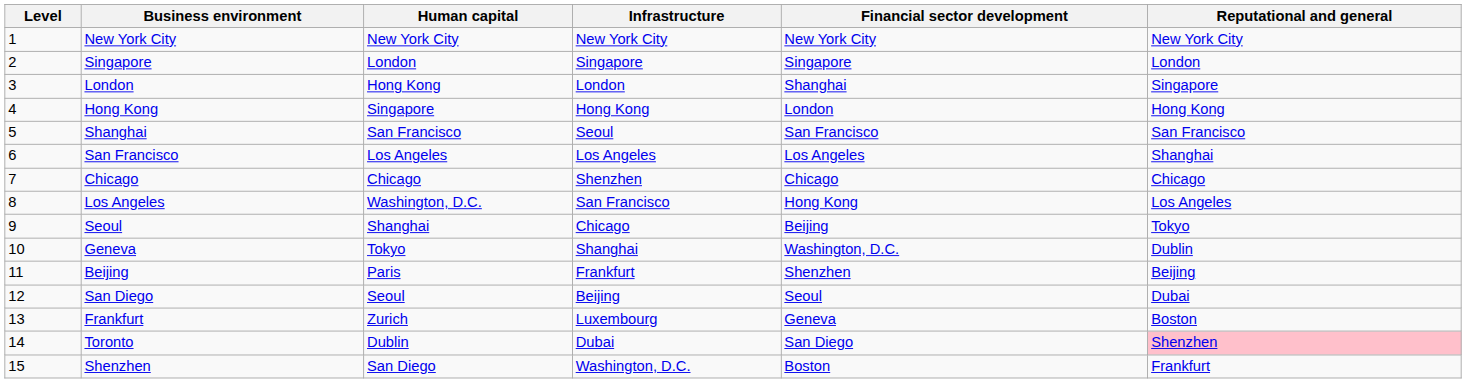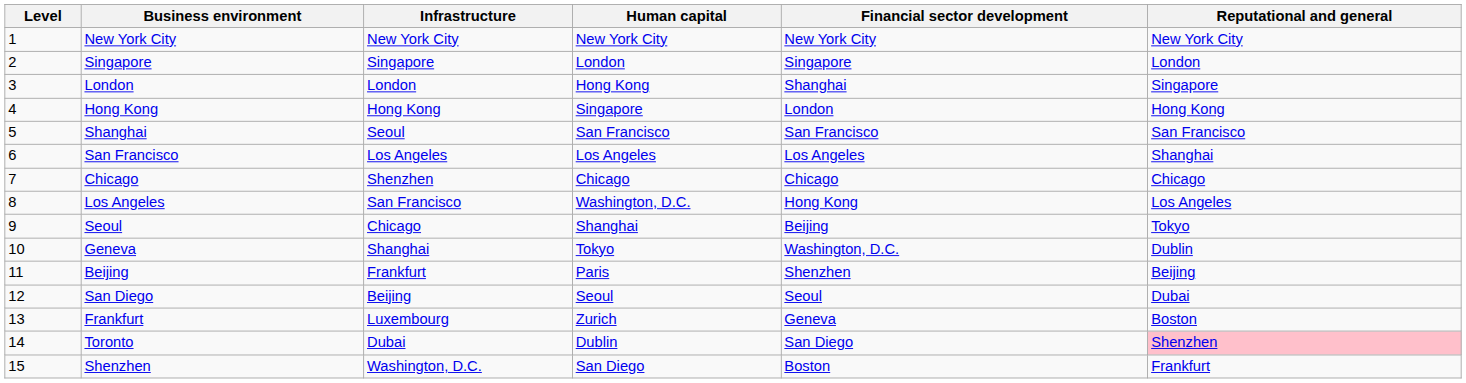columns swapped: (468, 16) <-> (677, 16)
